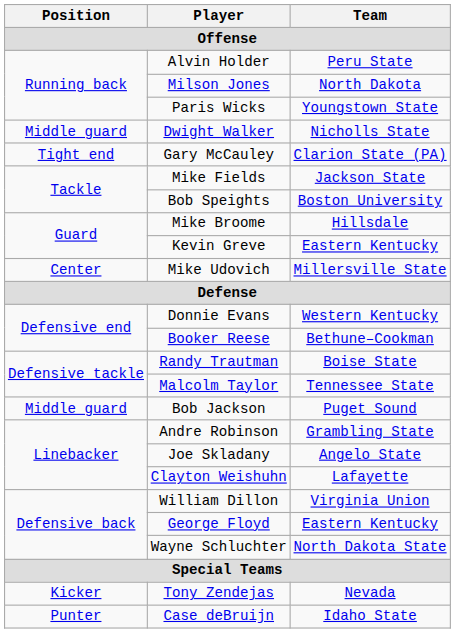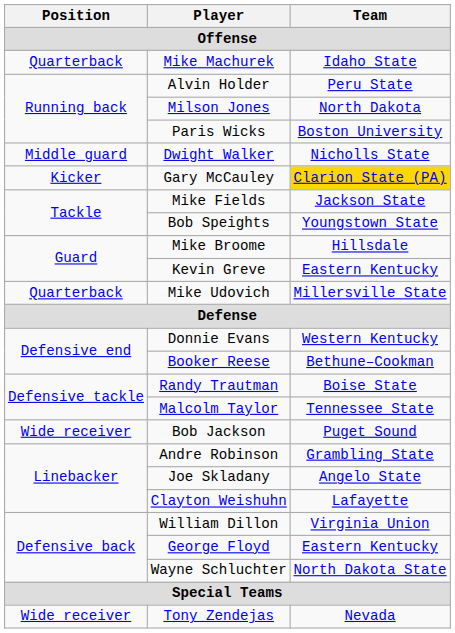+ row: (219, 62)
(370, 108) Youngstown State -> (370, 132) Boston University
(76, 155) Tight end -> (76, 178) Kicker
(370, 155) no background -> (370, 178) gold background
(370, 201) Boston University -> (370, 224) Youngstown State
(76, 270) Center -> (76, 293) Quarterback
(76, 409) Middle guard -> (76, 432) Wide receiver
(76, 593) Kicker -> (76, 617) Wide receiver
- row: (219, 617)
